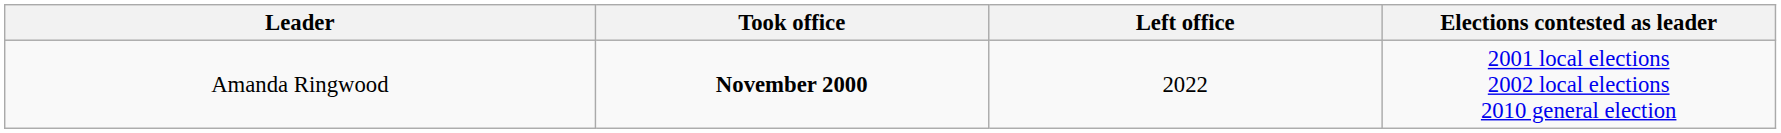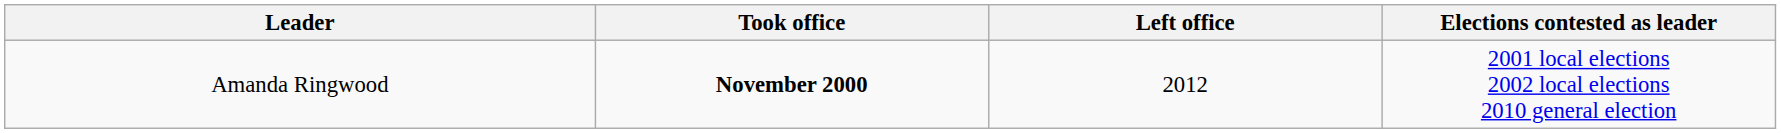(1185, 84) 2022 -> (1185, 84) 2012
